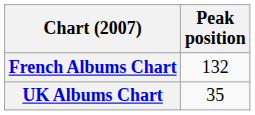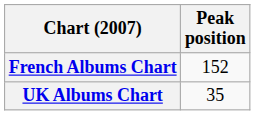(215, 67) 132 -> (215, 67) 152
